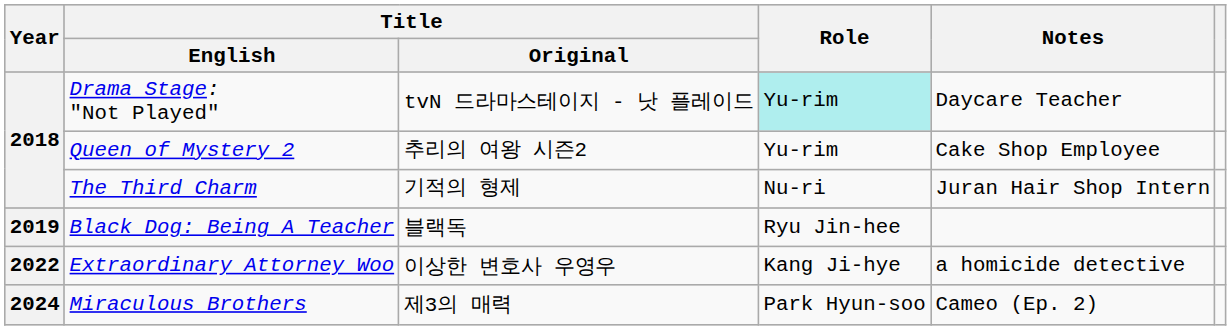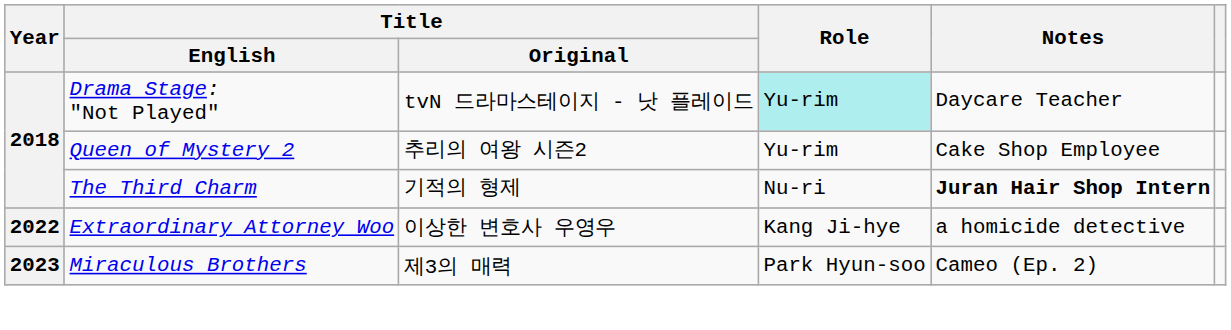(1073, 189) normal -> (1073, 189) bold
- row: (232, 227)
(35, 305) 2024 -> (35, 266) 2023
